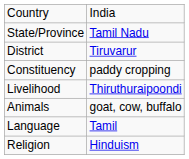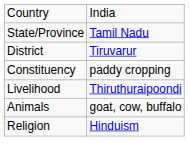- row: (33, 126)
